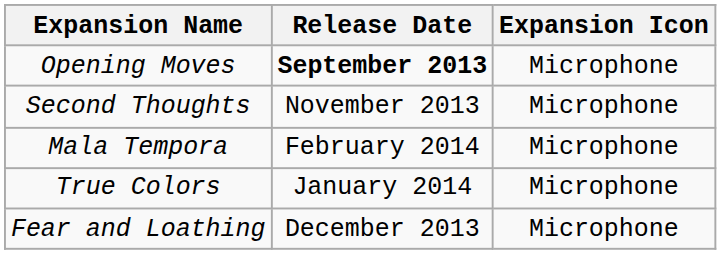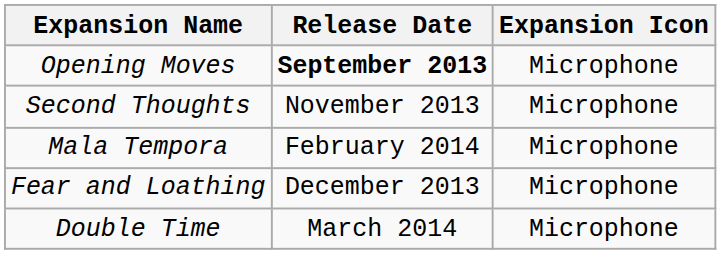- row: (138, 188)
+ row: (138, 229)
